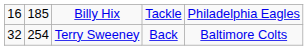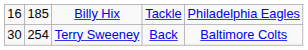(14, 34) 32 -> (14, 34) 30
